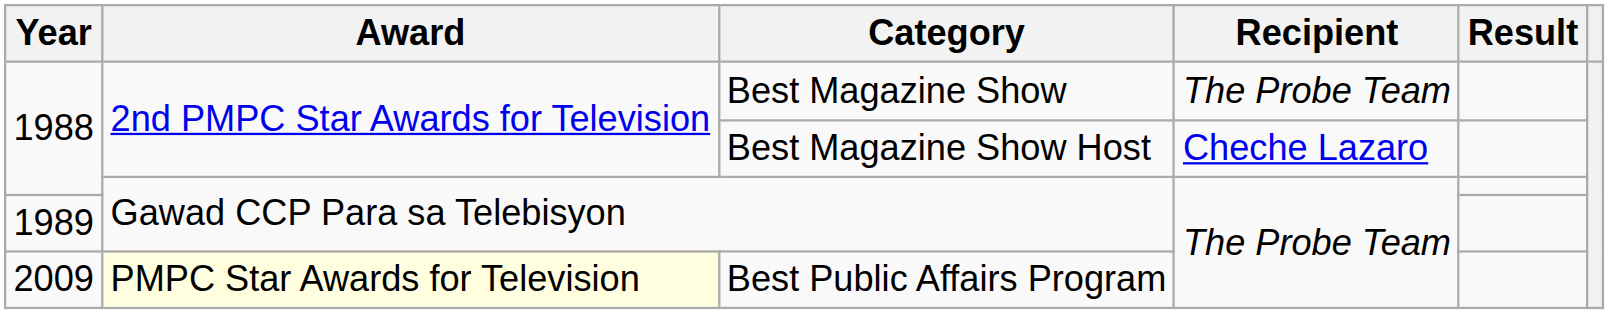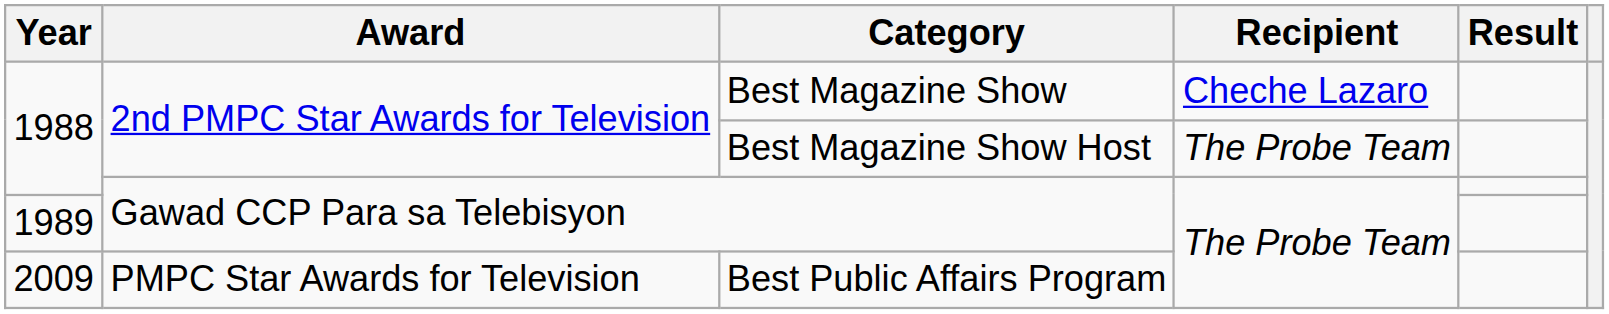(1317, 90) The Probe Team -> (1306, 90) Cheche Lazaro
(1306, 147) Cheche Lazaro -> (1317, 147) The Probe Team
(375, 279) lightyellow background -> (375, 279) no background
